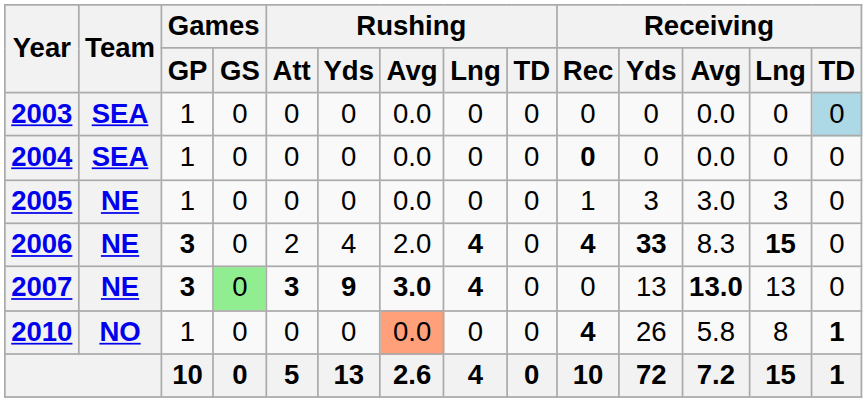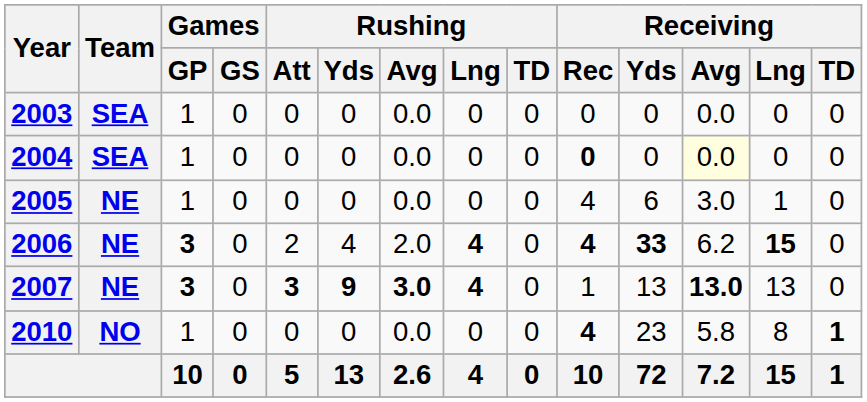(837, 113) lightblue background -> (837, 113) no background
(716, 157) no background -> (716, 157) lightyellow background
(588, 200) 1 -> (588, 200) 4
(651, 200) 3 -> (651, 200) 6
(781, 200) 3 -> (781, 200) 1
(716, 244) 8.3 -> (716, 244) 6.2
(240, 288) lightgreen background -> (240, 288) no background
(588, 288) 0 -> (588, 288) 1
(412, 331) lightsalmon background -> (412, 331) no background
(651, 331) 26 -> (651, 331) 23
